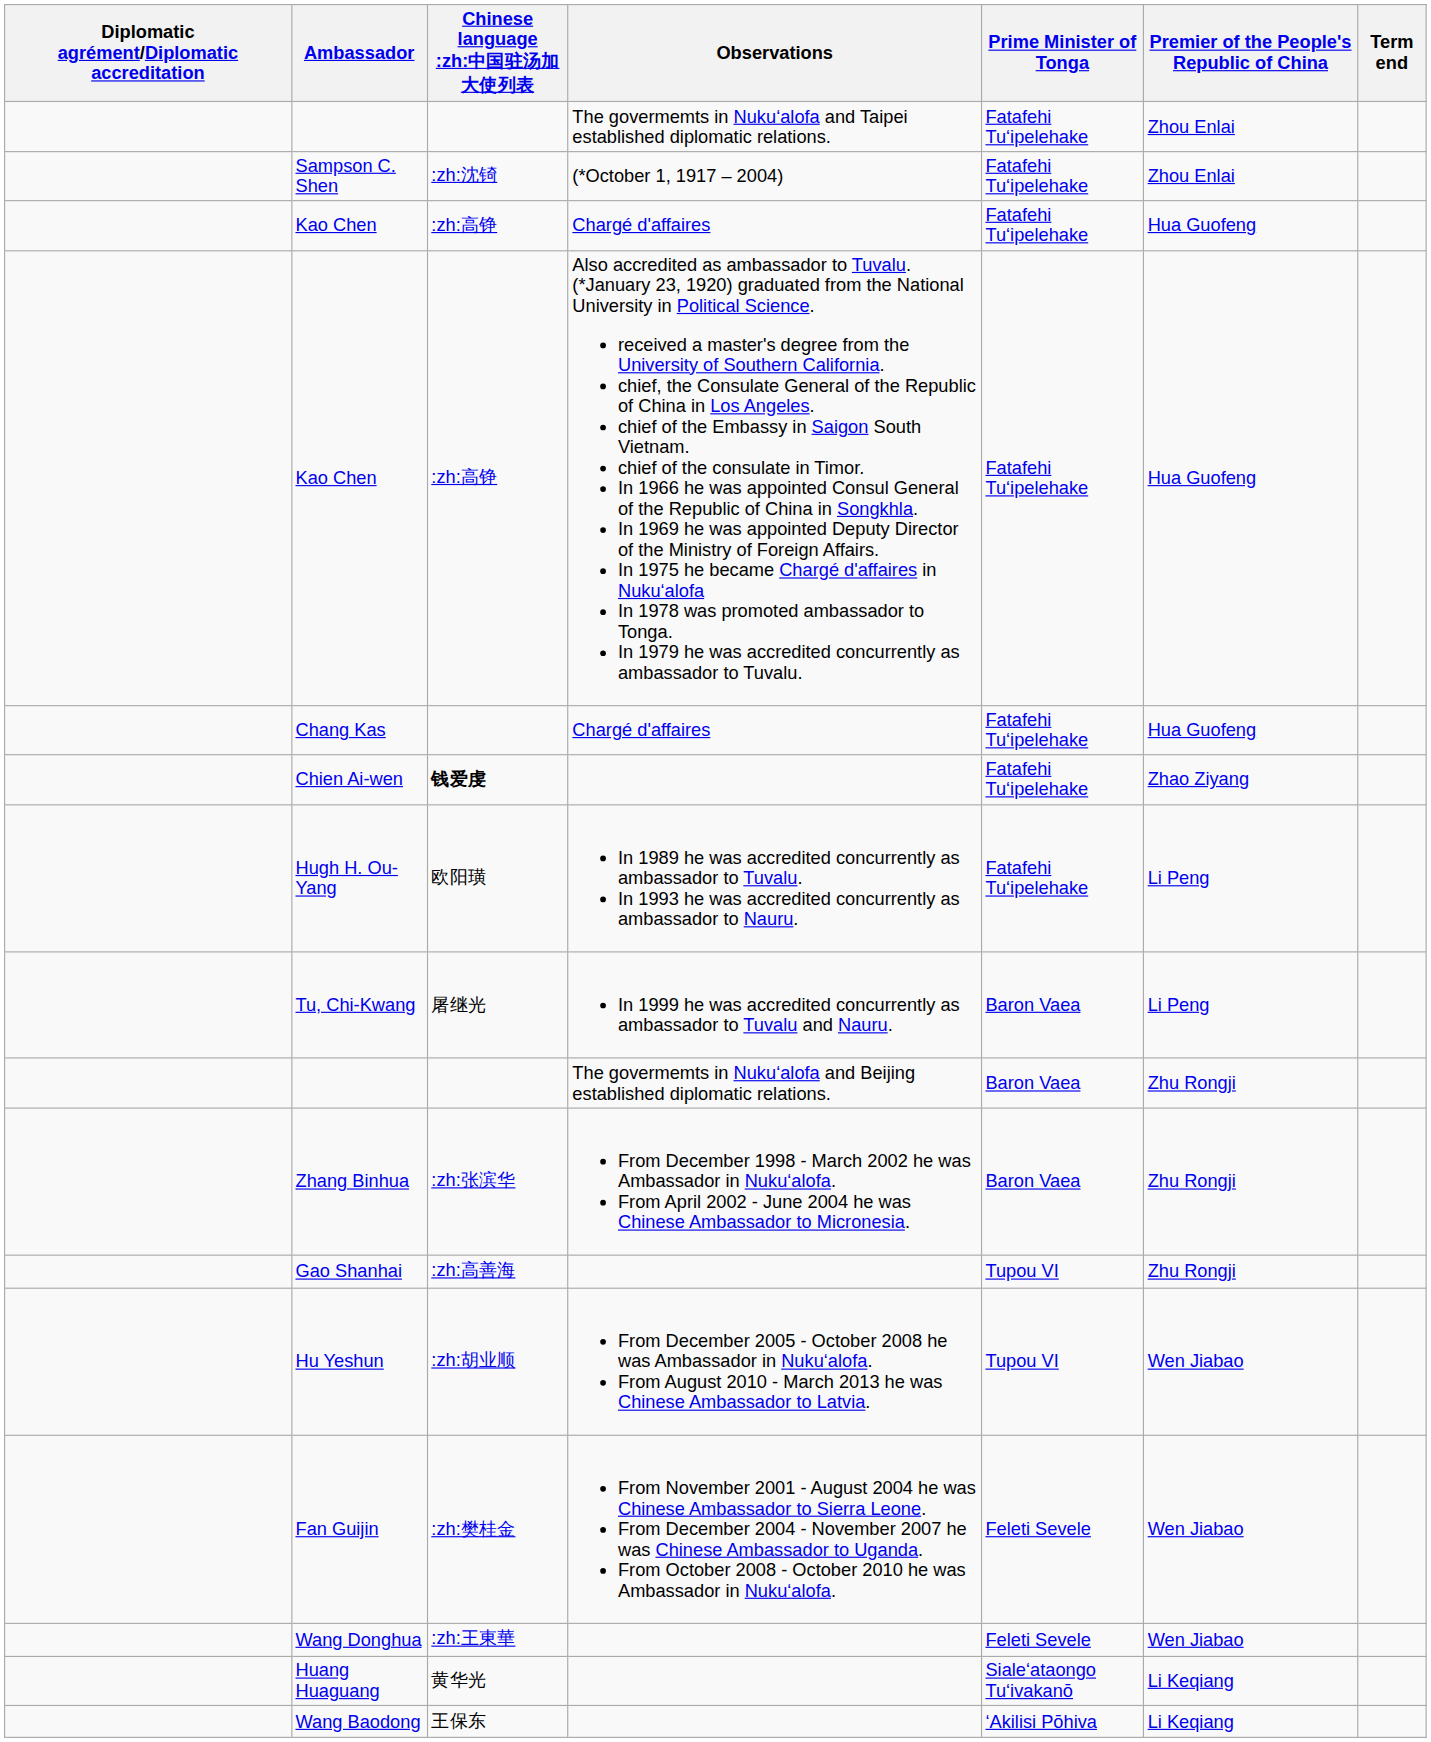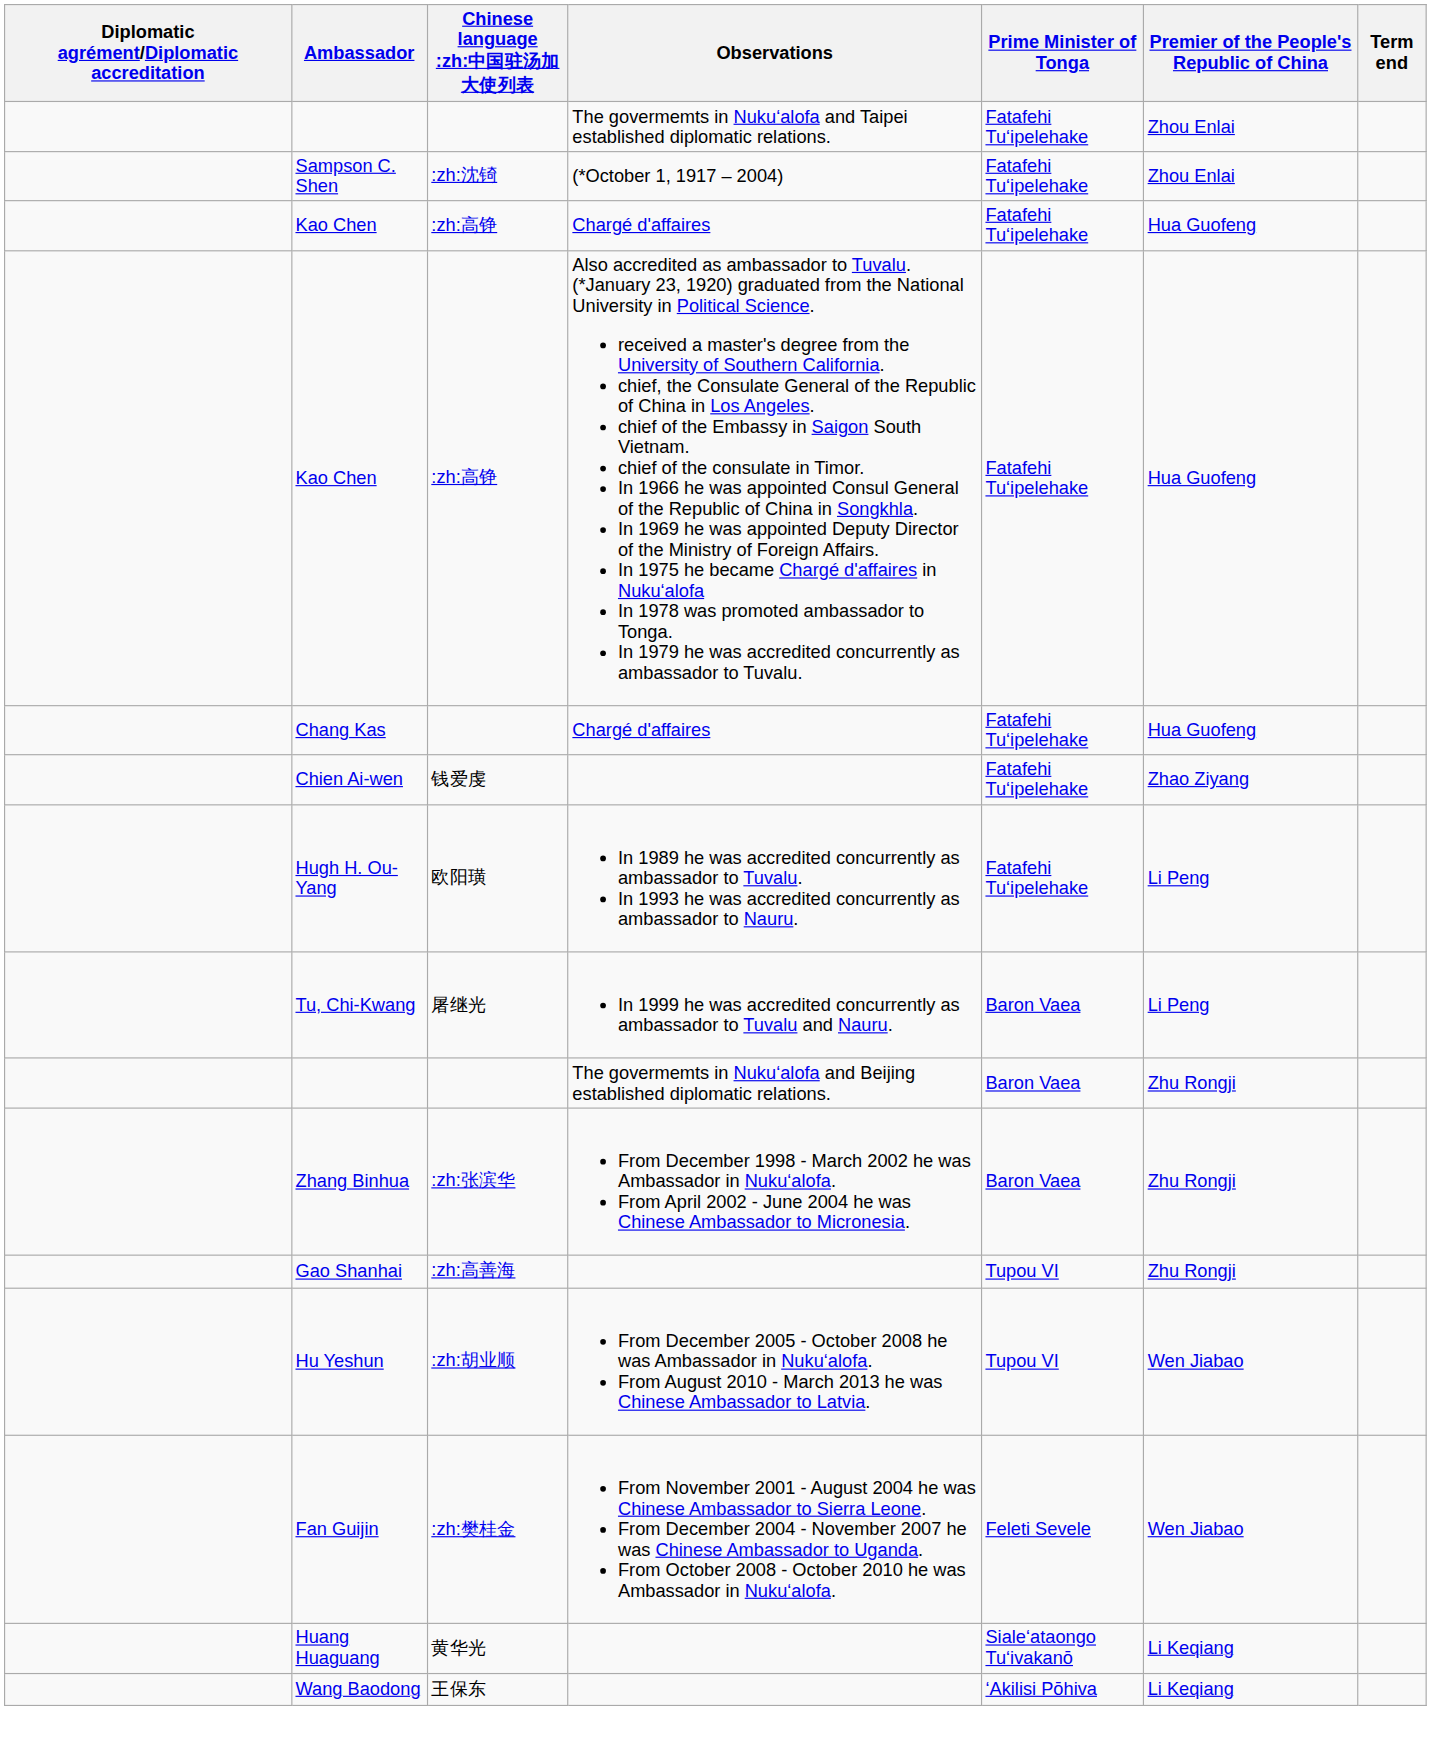(459, 779) bold -> (459, 779) normal
- row: (359, 1639)
